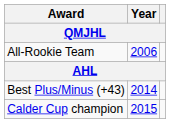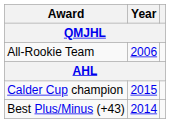rows swapped: (66, 90) <-> (65, 109)
